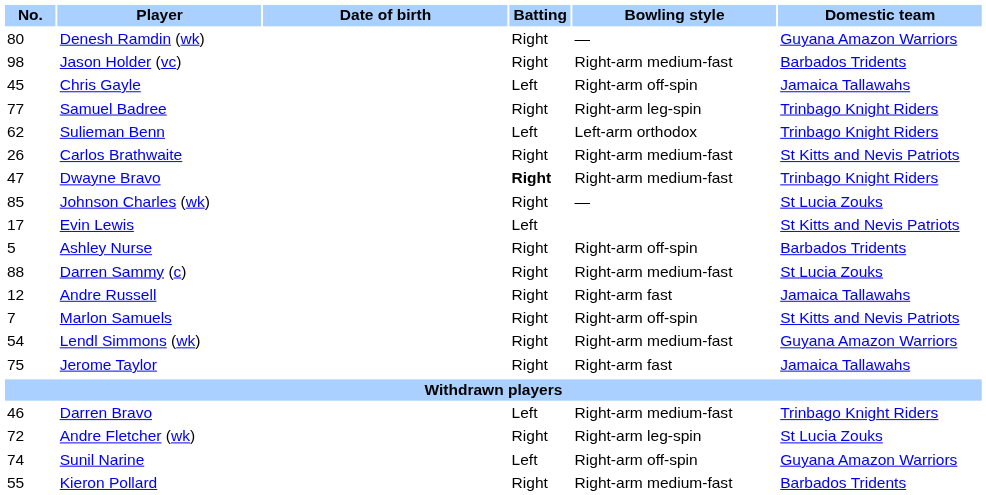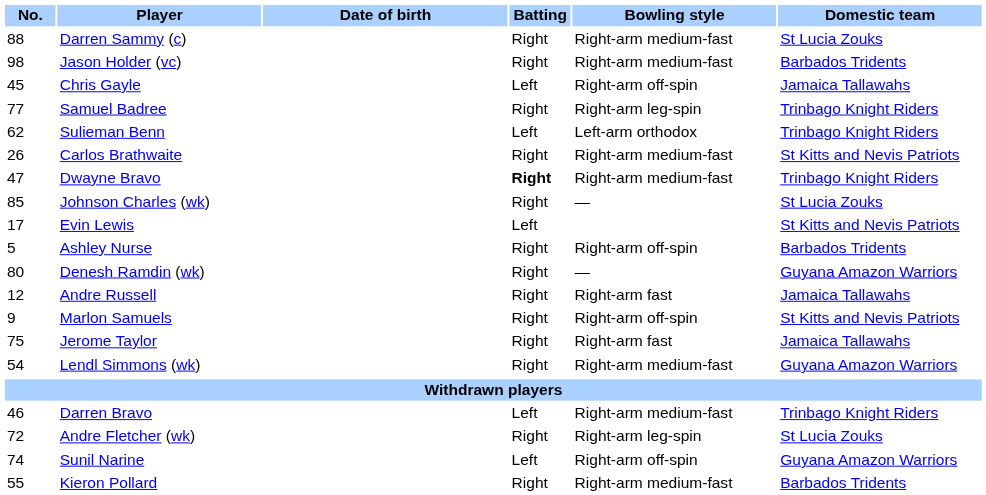rows swapped: (123, 271) <-> (132, 38)
(11, 318) 7 -> (11, 318) 9
rows swapped: (130, 341) <-> (108, 364)
